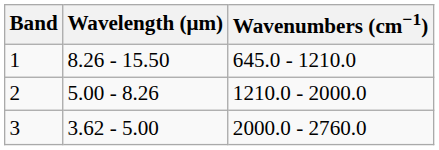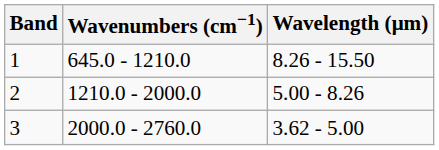columns swapped: (331, 24) <-> (145, 24)
